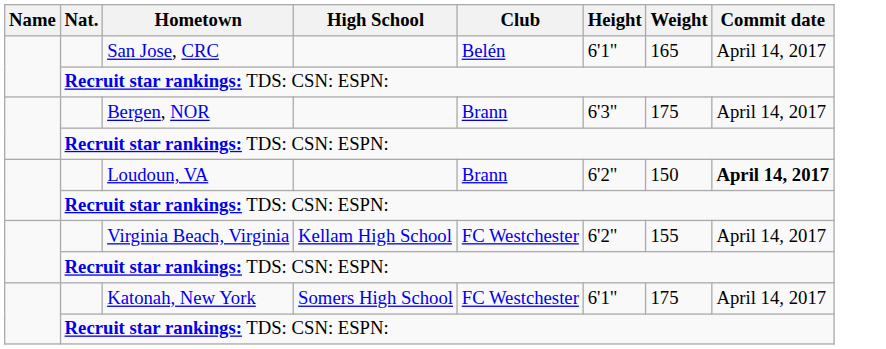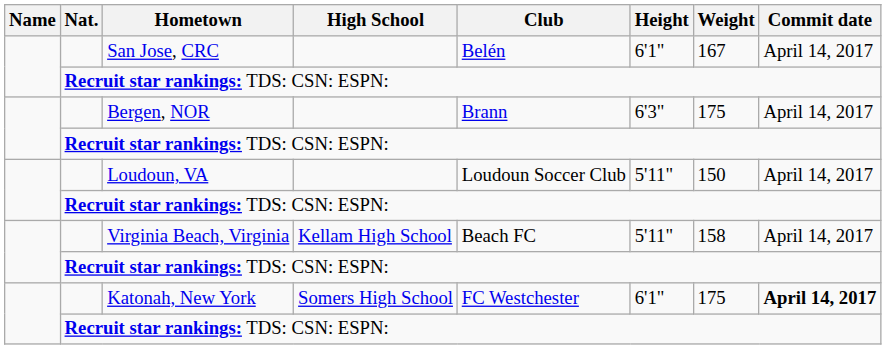(665, 51) 165 -> (712, 51) 167
(485, 174) Brann -> (544, 174) Loudoun Soccer Club
(603, 174) 6'2" -> (654, 174) 5'11"
(773, 174) bold -> (818, 174) normal
(520, 236) FC Westchester -> (499, 236) Beach FC
(603, 236) 6'2" -> (654, 236) 5'11"
(665, 236) 155 -> (712, 236) 158
(771, 298) normal -> (820, 298) bold
